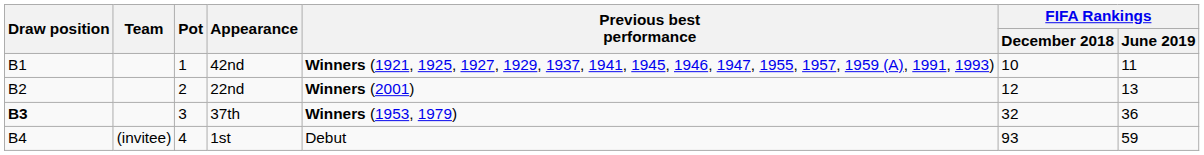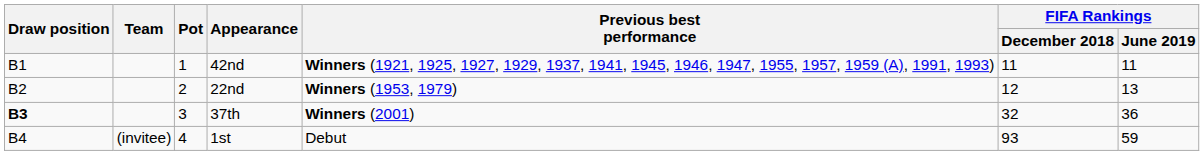(1010, 65) 10 -> (1009, 65) 11
(360, 89) Winners (2001) -> (381, 89) Winners (1953, 1979)
(381, 114) Winners (1953, 1979) -> (360, 114) Winners (2001)
